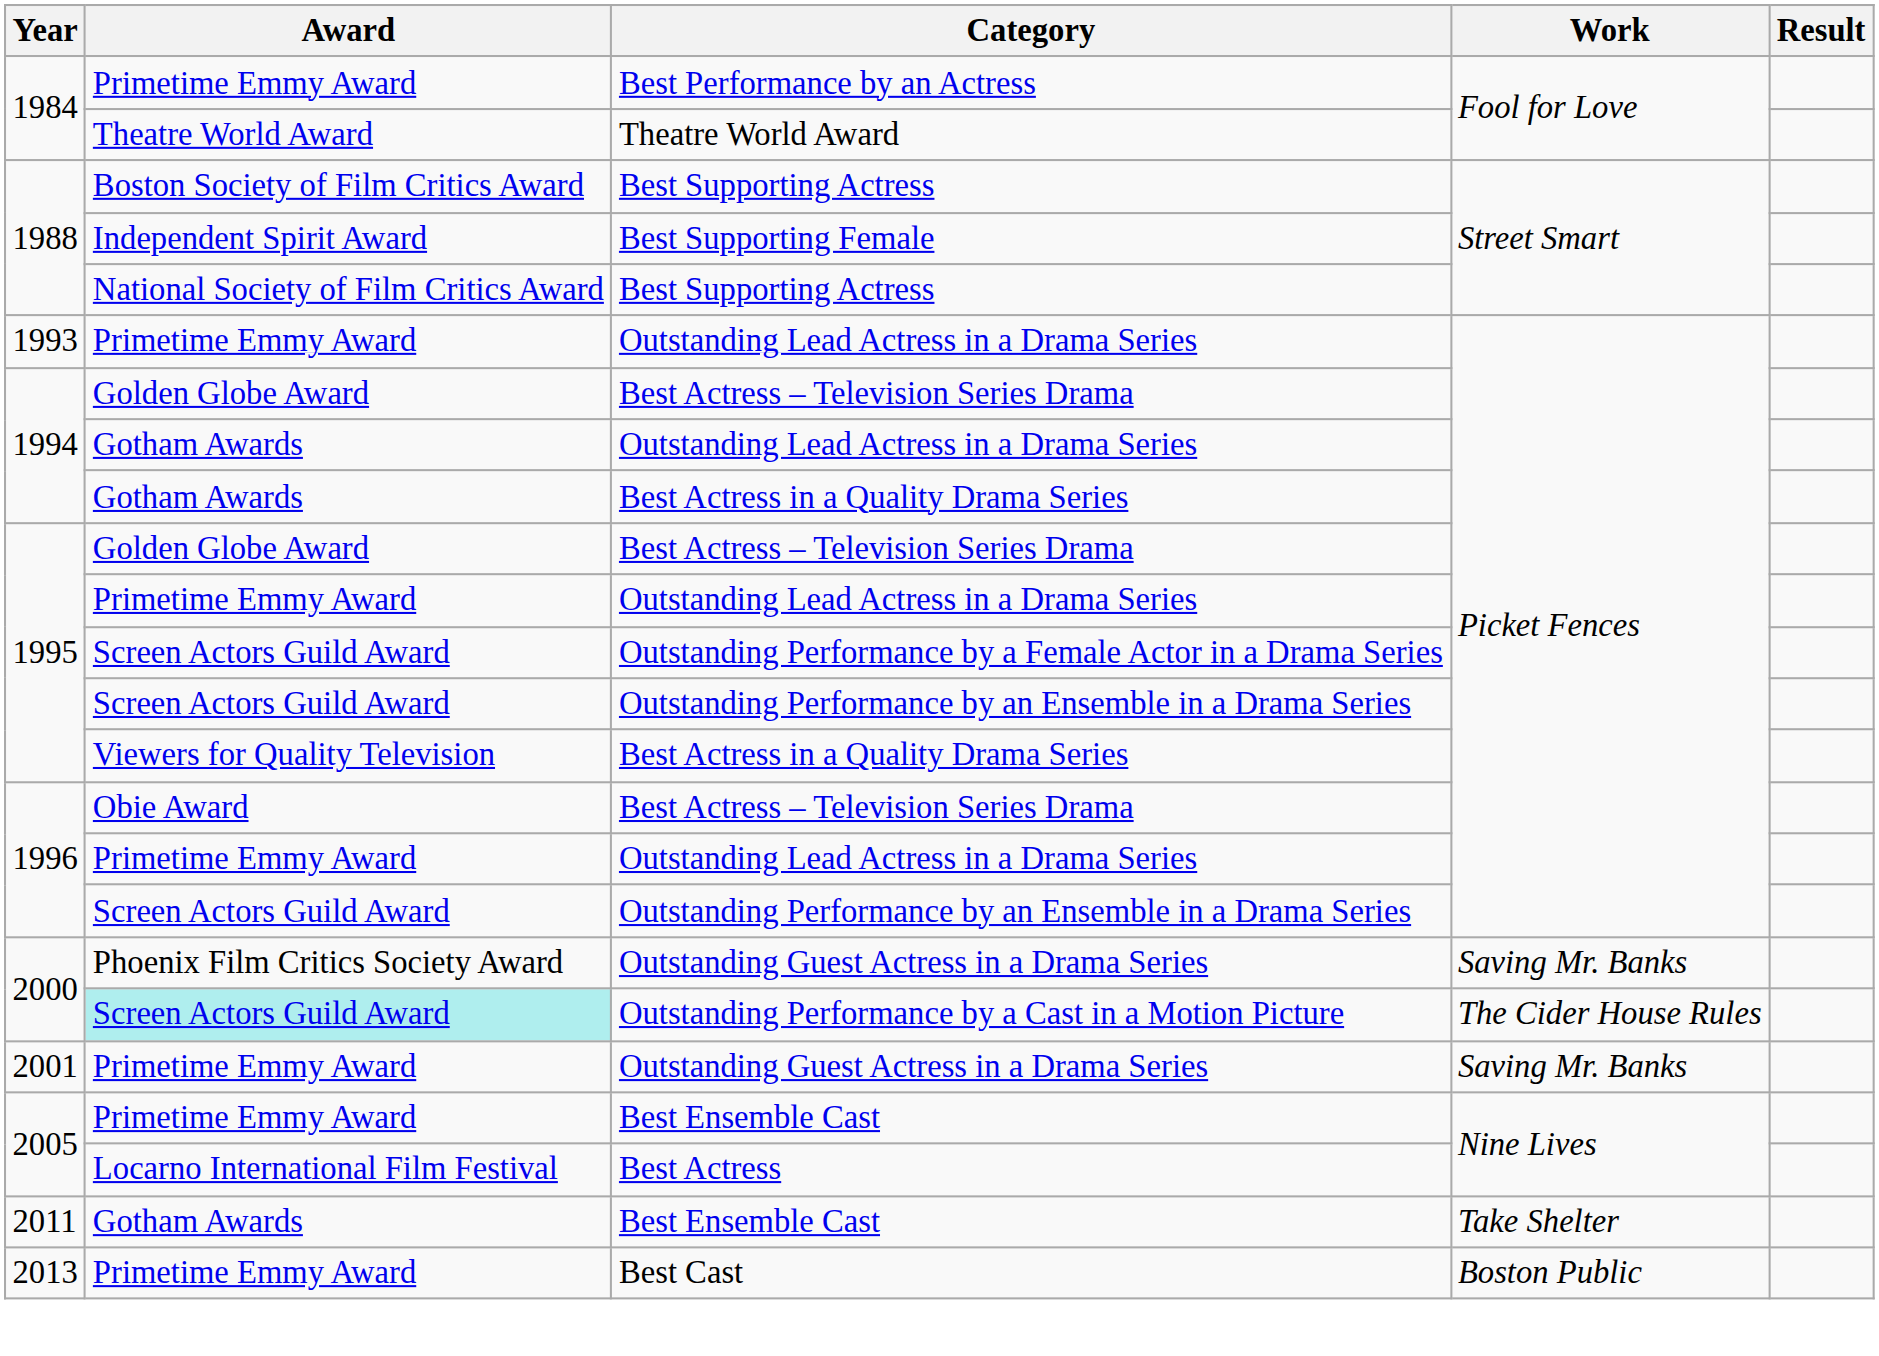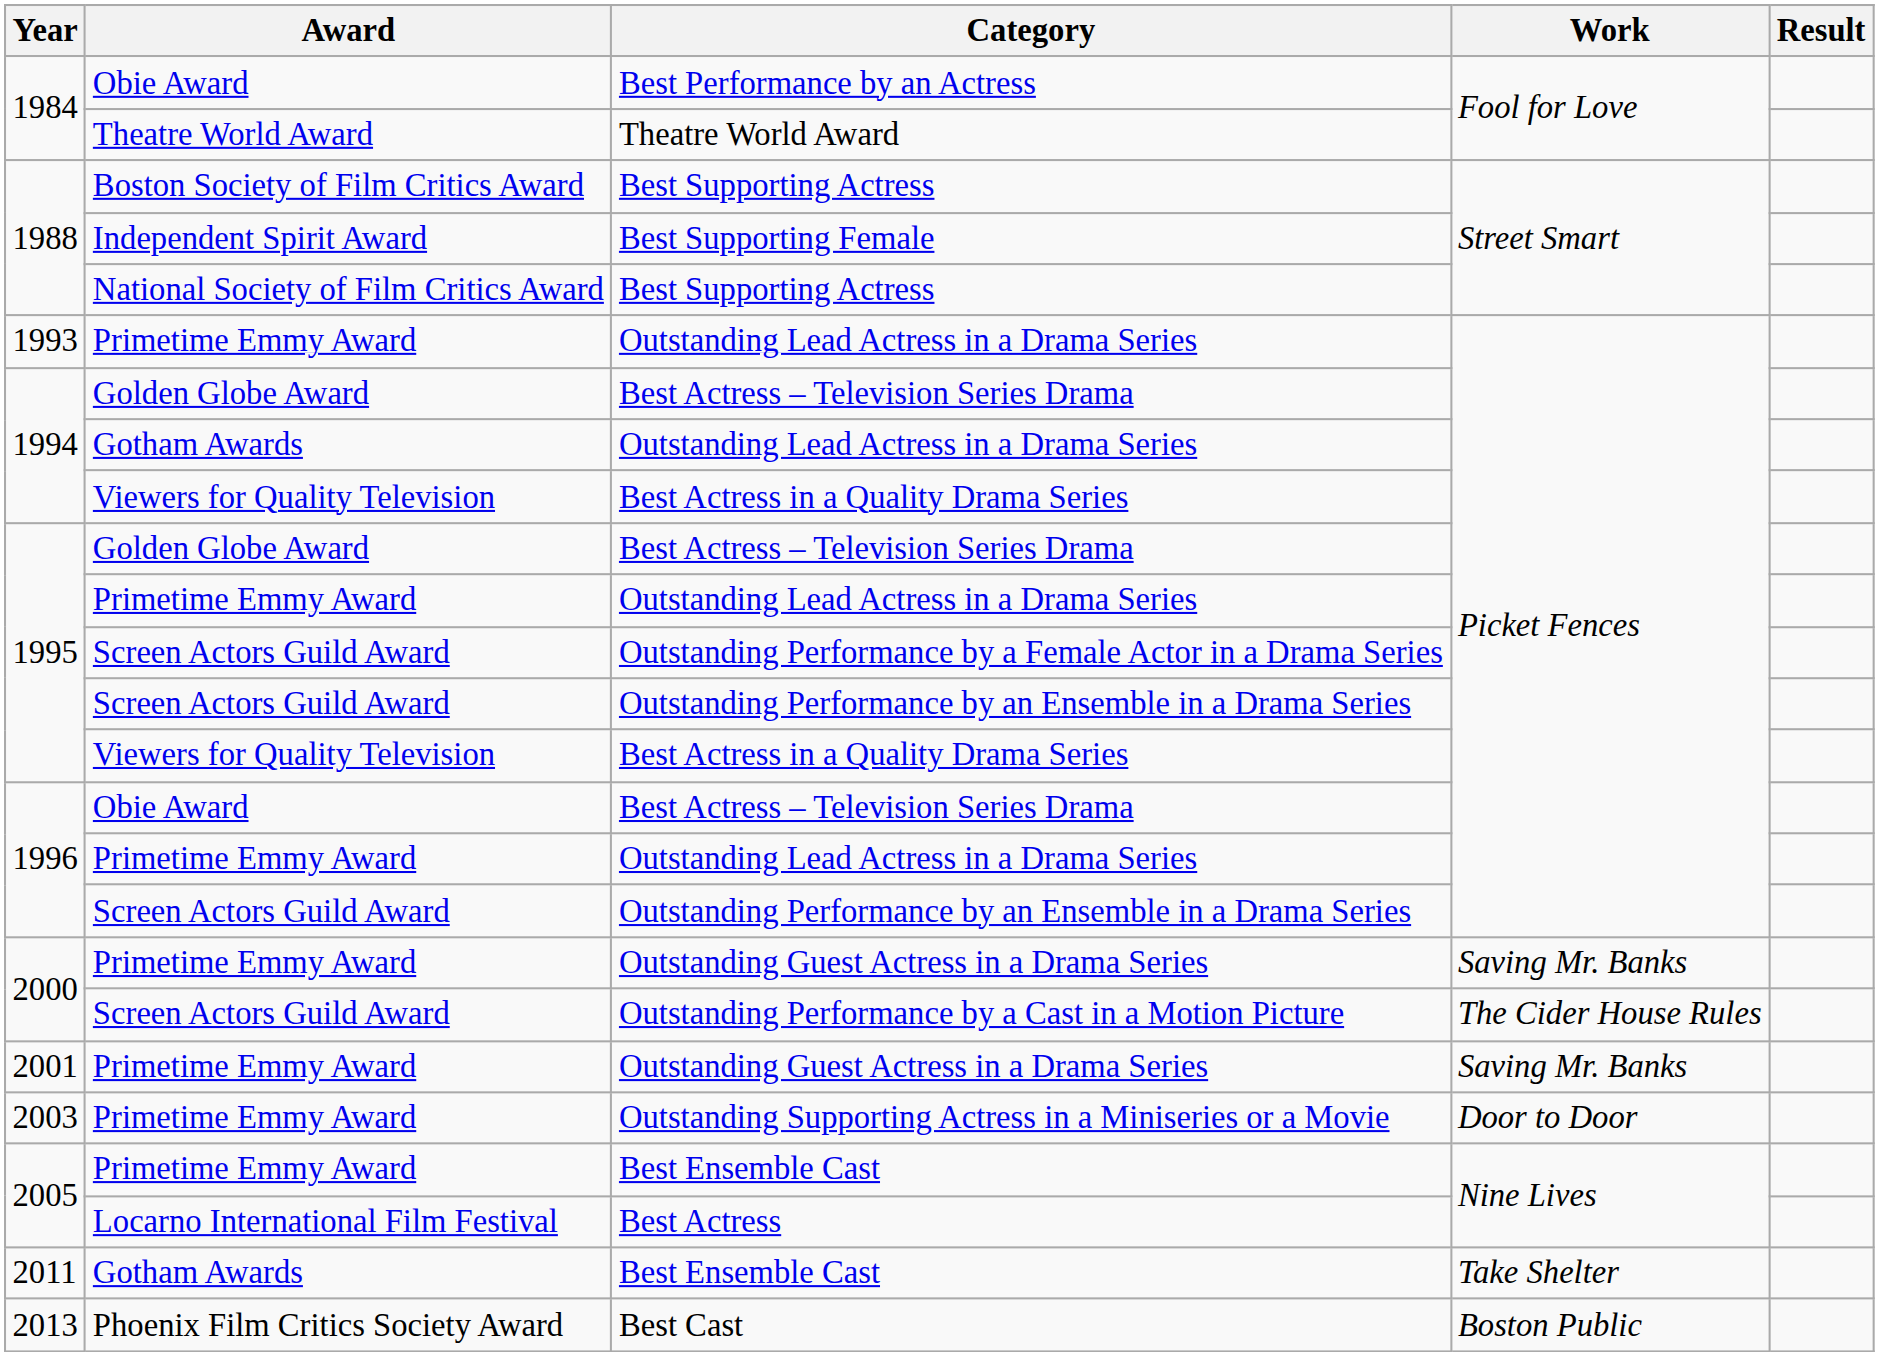(255, 82) Primetime Emmy Award -> (171, 82) Obie Award
(198, 496) Gotham Awards -> (294, 496) Viewers for Quality Television
(328, 962) Phoenix Film Critics Society Award -> (255, 962) Primetime Emmy Award
(271, 1013) paleturquoise background -> (271, 1013) no background
+ row: (45, 1117)
(255, 1272) Primetime Emmy Award -> (328, 1324) Phoenix Film Critics Society Award
